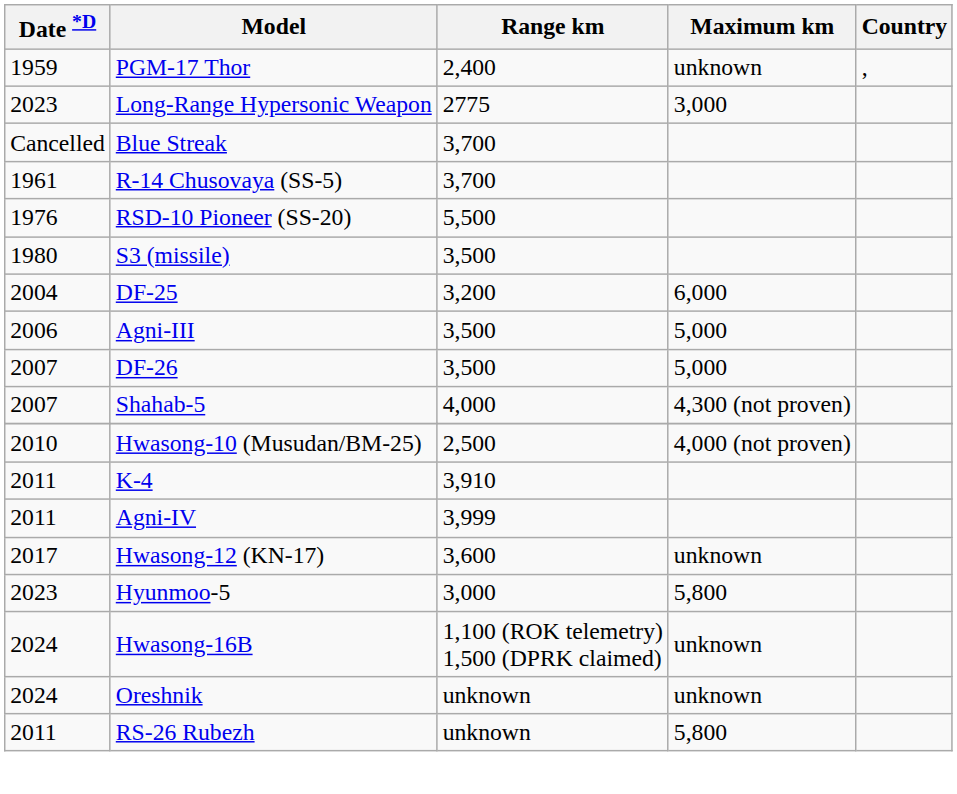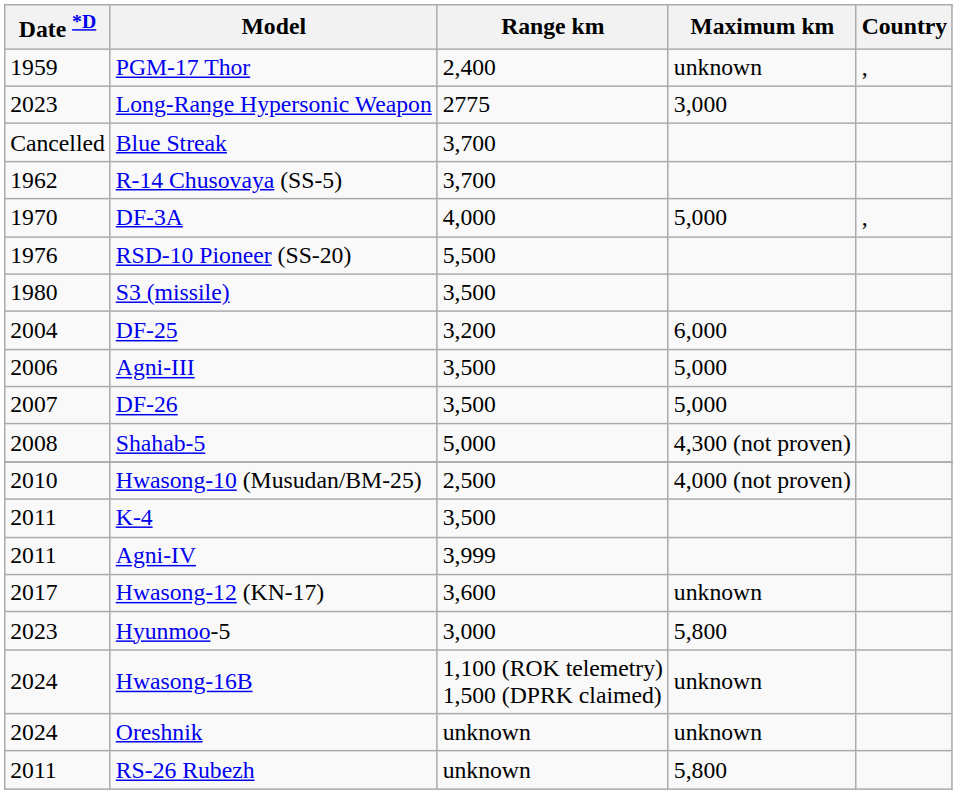(34, 179) 1961 -> (34, 179) 1962
+ row: (149, 217)
(34, 405) 2007 -> (34, 442) 2008
(469, 405) 4,000 -> (469, 442) 5,000
(469, 480) 3,910 -> (469, 517) 3,500
